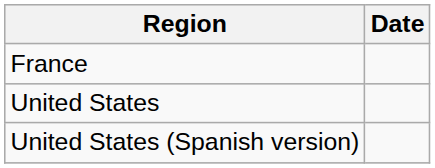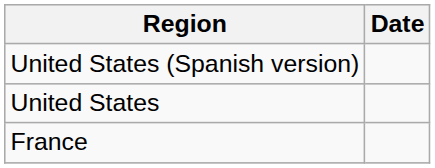rows swapped: (185, 142) <-> (49, 63)
